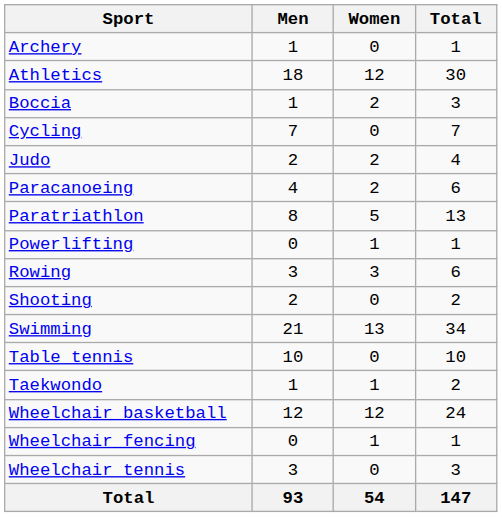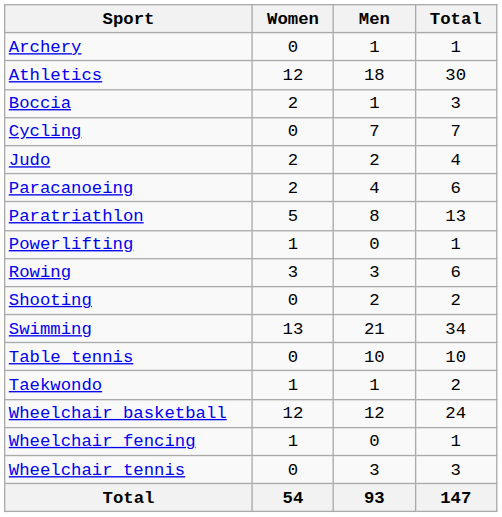columns swapped: (293, 19) <-> (374, 19)
